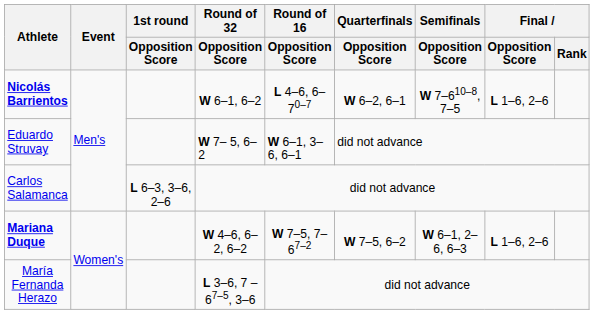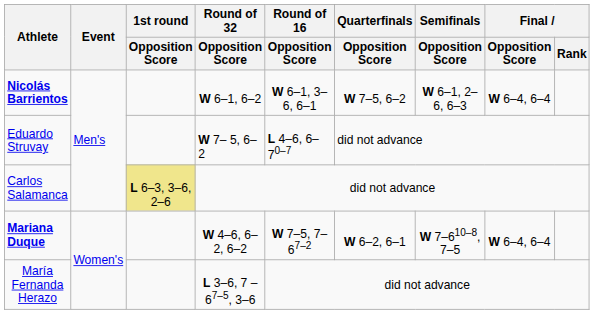(300, 101) L 4–6, 6–70–7 -> (300, 100) W 6–1, 3–6, 6–1
(375, 101) W 6–2, 6–1 -> (375, 100) W 7–5, 6–2
(450, 101) W 7–610–8, 7–5 -> (450, 100) W 6–1, 2–6, 6–3
(519, 101) L 1–6, 2–6 -> (519, 100) W 6–4, 6–4
(295, 149) W 6–1, 3–6, 6–1 -> (293, 147) L 4–6, 6–70–7
(161, 195) no background -> (161, 195) khaki background
(375, 242) W 7–5, 6–2 -> (375, 242) W 6–2, 6–1
(450, 242) W 6–1, 2–6, 6–3 -> (450, 242) W 7–610–8, 7–5
(519, 242) L 1–6, 2–6 -> (519, 242) W 6–4, 6–4
